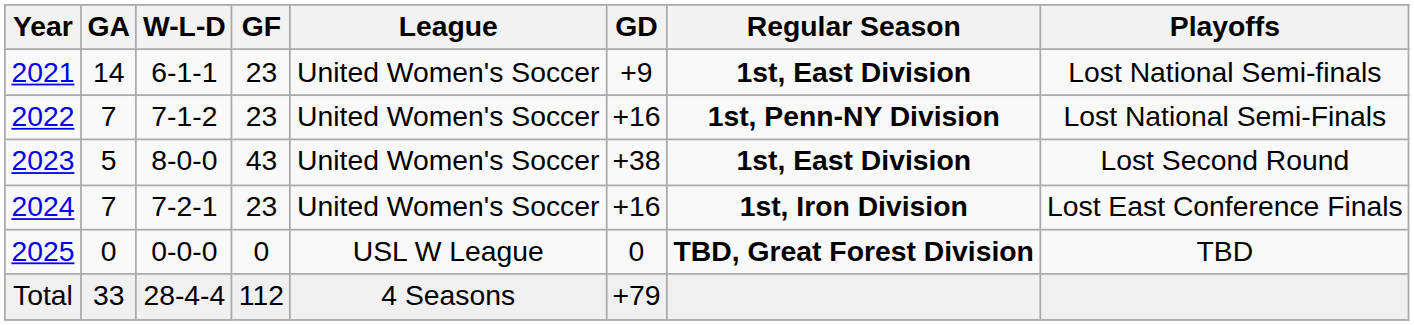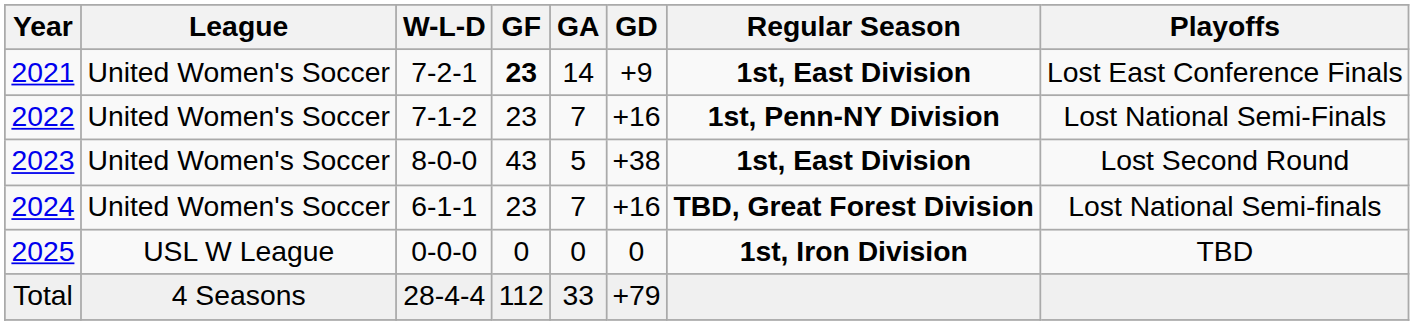columns swapped: (448, 26) <-> (109, 26)
(184, 71) 6-1-1 -> (444, 71) 7-2-1
(261, 71) normal -> (521, 71) bold
(1225, 71) Lost National Semi-finals -> (1225, 71) Lost East Conference Finals
(184, 206) 7-2-1 -> (444, 206) 6-1-1
(854, 206) 1st, Iron Division -> (854, 206) TBD, Great Forest Division
(1225, 206) Lost East Conference Finals -> (1225, 206) Lost National Semi-finals
(854, 251) TBD, Great Forest Division -> (854, 251) 1st, Iron Division
